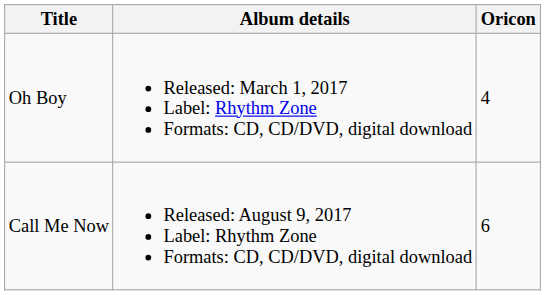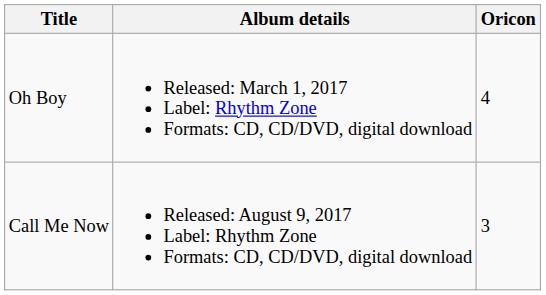(485, 225) 6 -> (485, 225) 3
